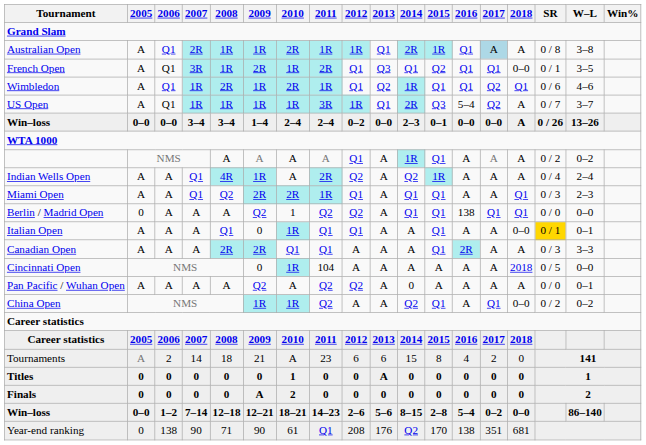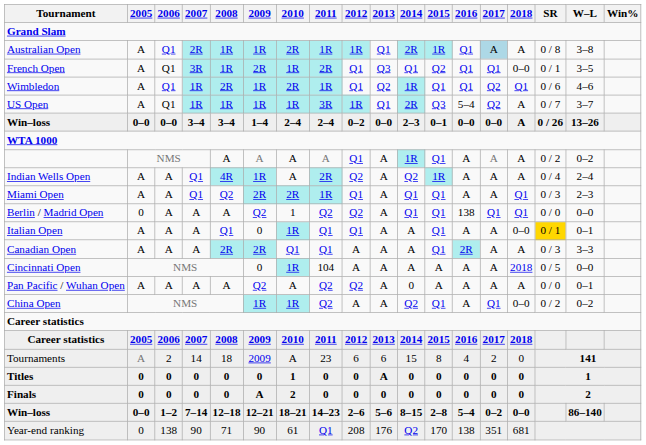(260, 357) 21 -> (260, 357) 2009
